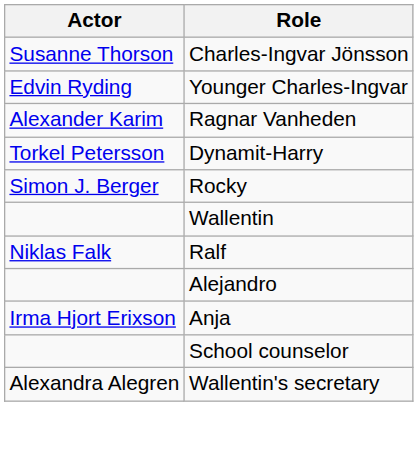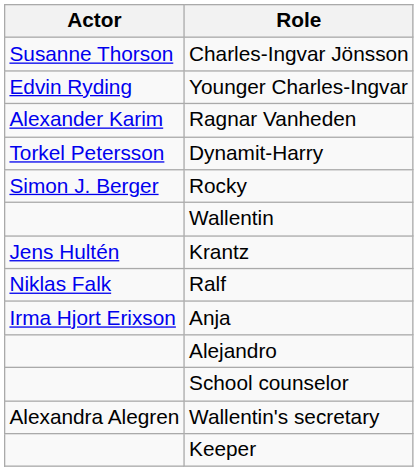+ row: (219, 251)
rows swapped: (210, 317) <-> (233, 284)
+ row: (223, 449)
